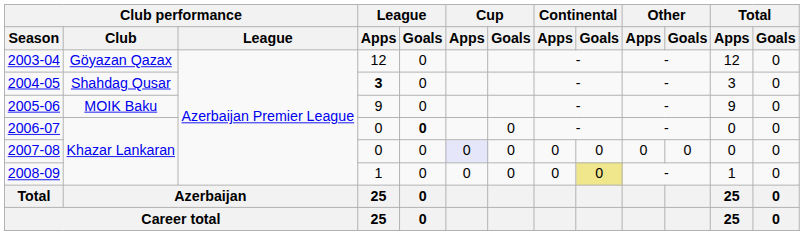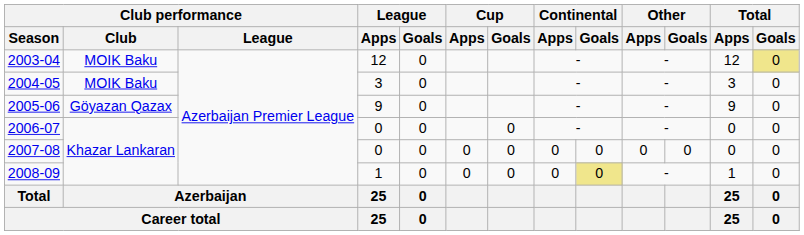(121, 60) Göyazan Qazax -> (121, 60) MOIK Baku
(776, 60) no background -> (776, 60) khaki background
(121, 83) Shahdag Qusar -> (121, 83) MOIK Baku
(378, 83) bold -> (378, 83) normal
(121, 106) MOIK Baku -> (121, 106) Göyazan Qazax
(423, 128) bold -> (423, 128) normal
(467, 151) lavender background -> (467, 151) no background
